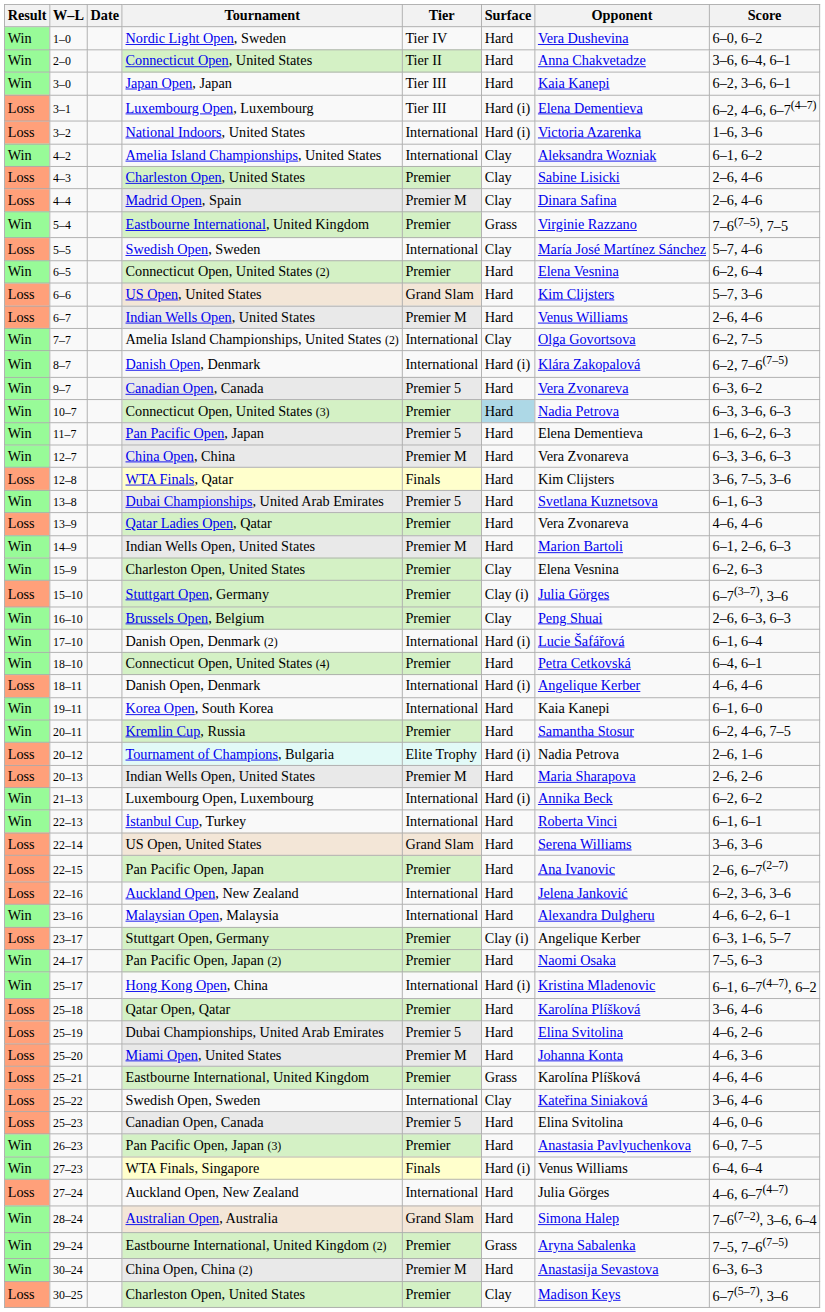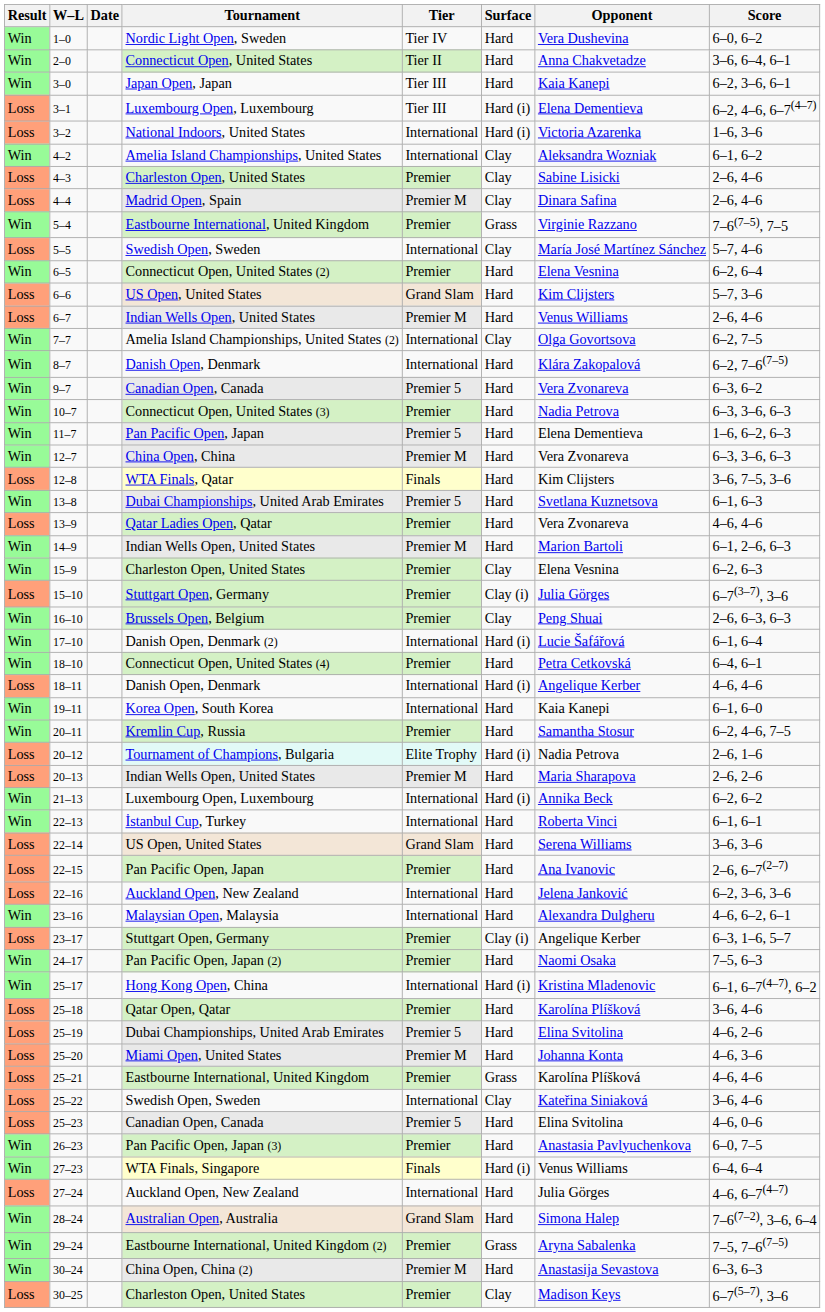(507, 364) Hard (i) -> (499, 364) Hard
(499, 411) lightblue background -> (499, 411) no background
